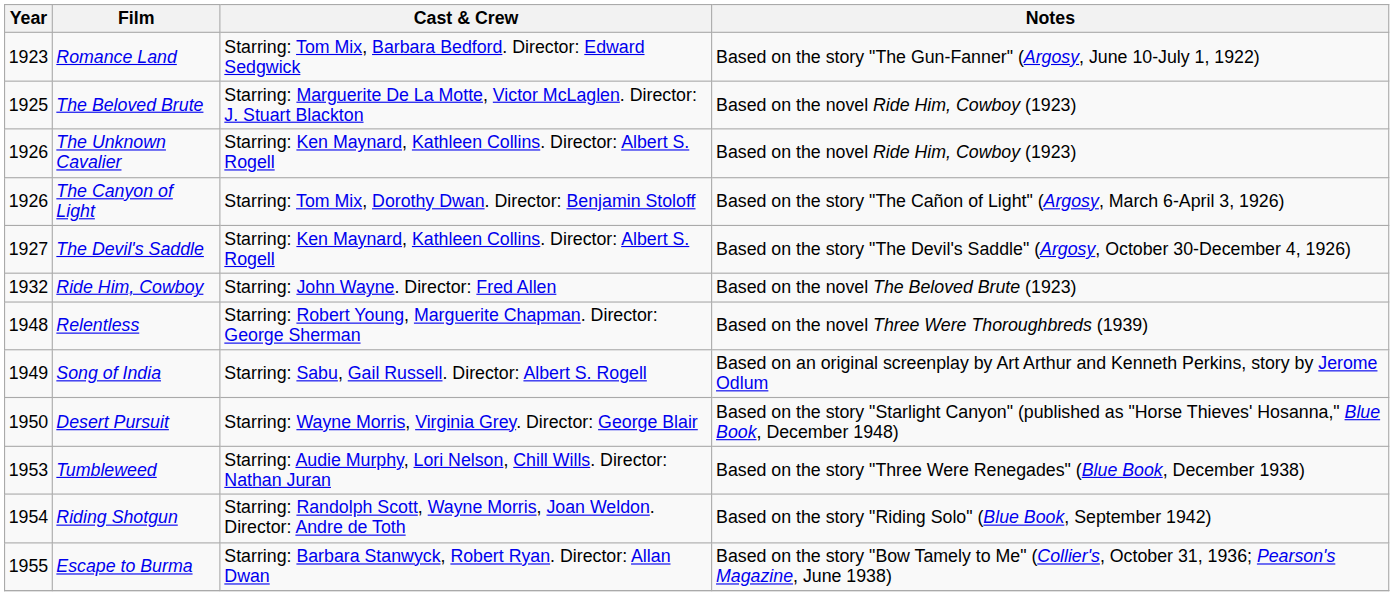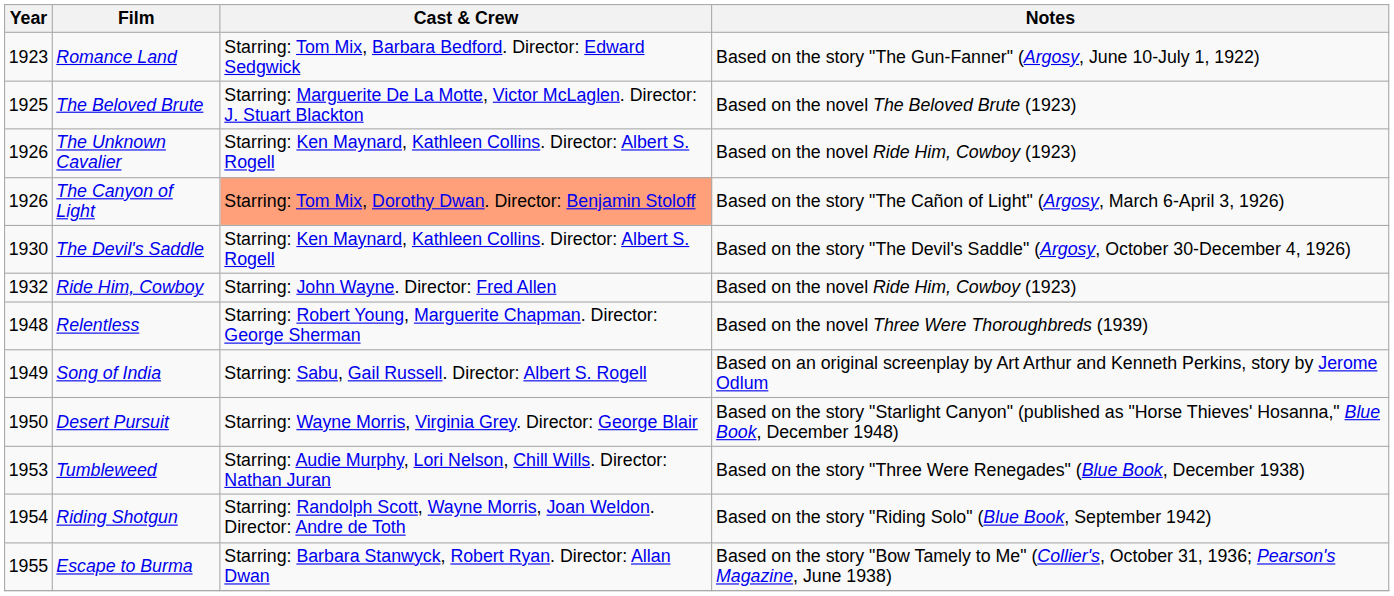(896, 104) Based on the novel Ride Him, Cowboy (1923) -> (896, 104) Based on the novel The Beloved Brute (1923)
(460, 201) no background -> (460, 201) lightsalmon background
(28, 249) 1927 -> (28, 249) 1930
(896, 287) Based on the novel The Beloved Brute (1923) -> (896, 287) Based on the novel Ride Him, Cowboy (1923)
